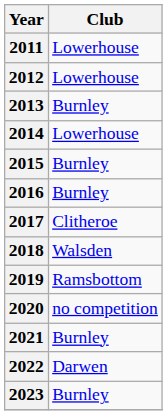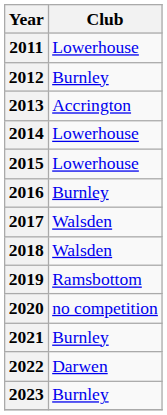(96, 76) Lowerhouse -> (80, 76) Burnley
(80, 105) Burnley -> (92, 105) Accrington
(80, 163) Burnley -> (96, 163) Lowerhouse
(85, 221) Clitheroe -> (82, 221) Walsden
